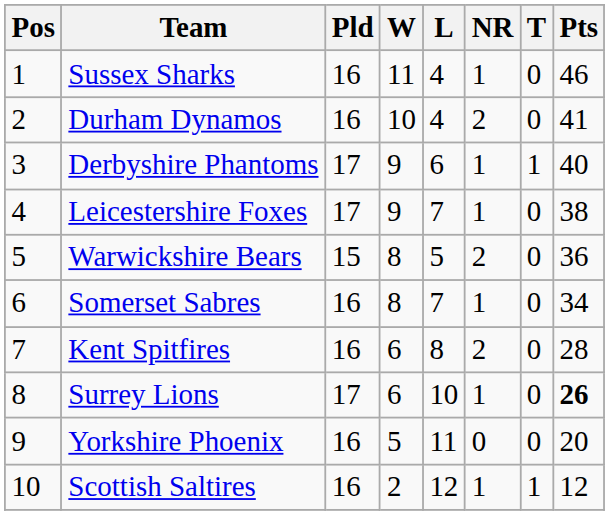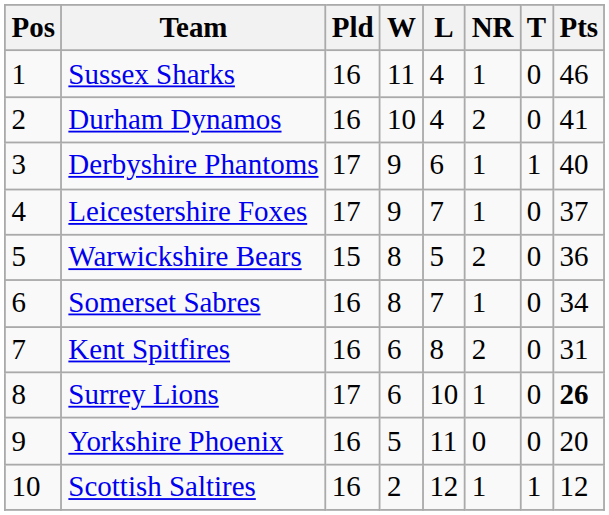(574, 211) 38 -> (574, 211) 37
(574, 348) 28 -> (574, 348) 31
